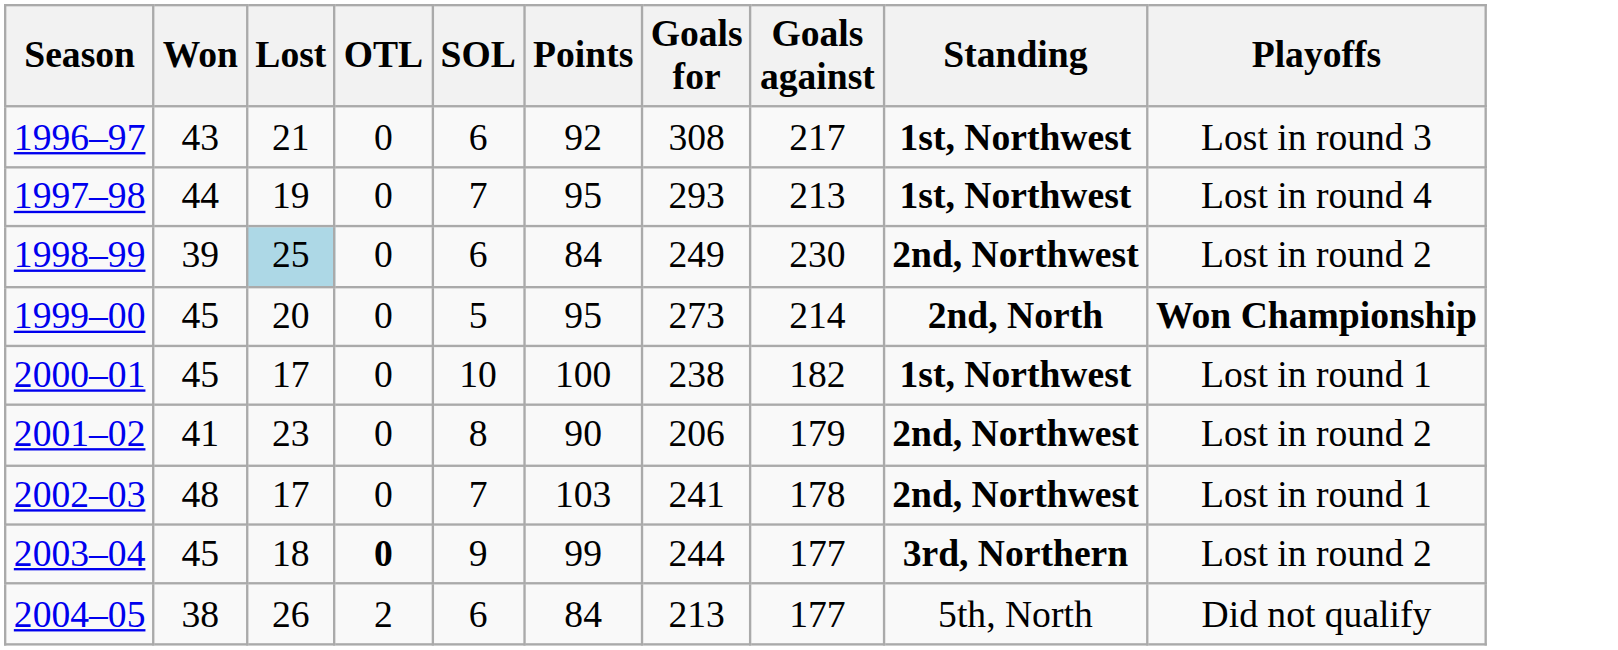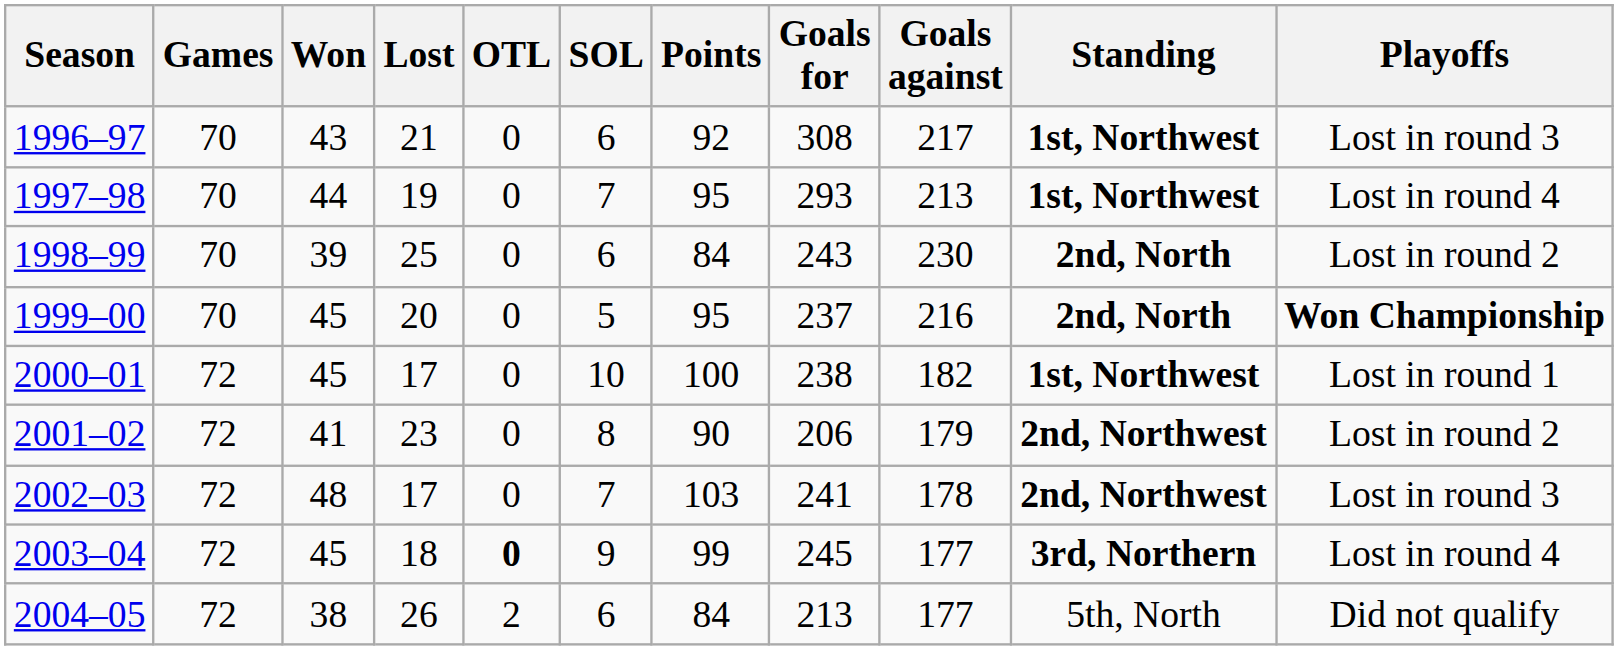+ column: (218, 55)
(291, 255) lightblue background -> (419, 255) no background
(697, 255) 249 -> (825, 255) 243
(1015, 255) 2nd, Northwest -> (1143, 255) 2nd, North
(697, 315) 273 -> (825, 315) 237
(817, 315) 214 -> (945, 315) 216
(1316, 494) Lost in round 1 -> (1444, 494) Lost in round 3
(697, 553) 244 -> (825, 553) 245
(1316, 553) Lost in round 2 -> (1444, 553) Lost in round 4
